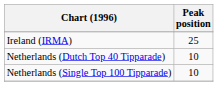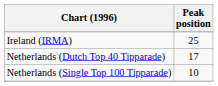(193, 56) 10 -> (193, 56) 17
